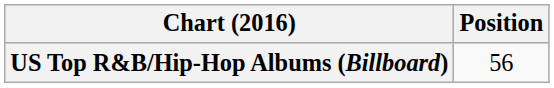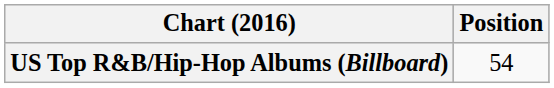(501, 62) 56 -> (501, 62) 54
